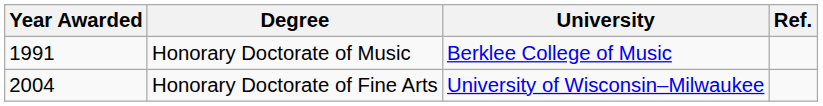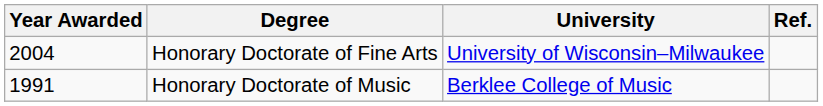rows swapped: (281, 52) <-> (295, 85)
